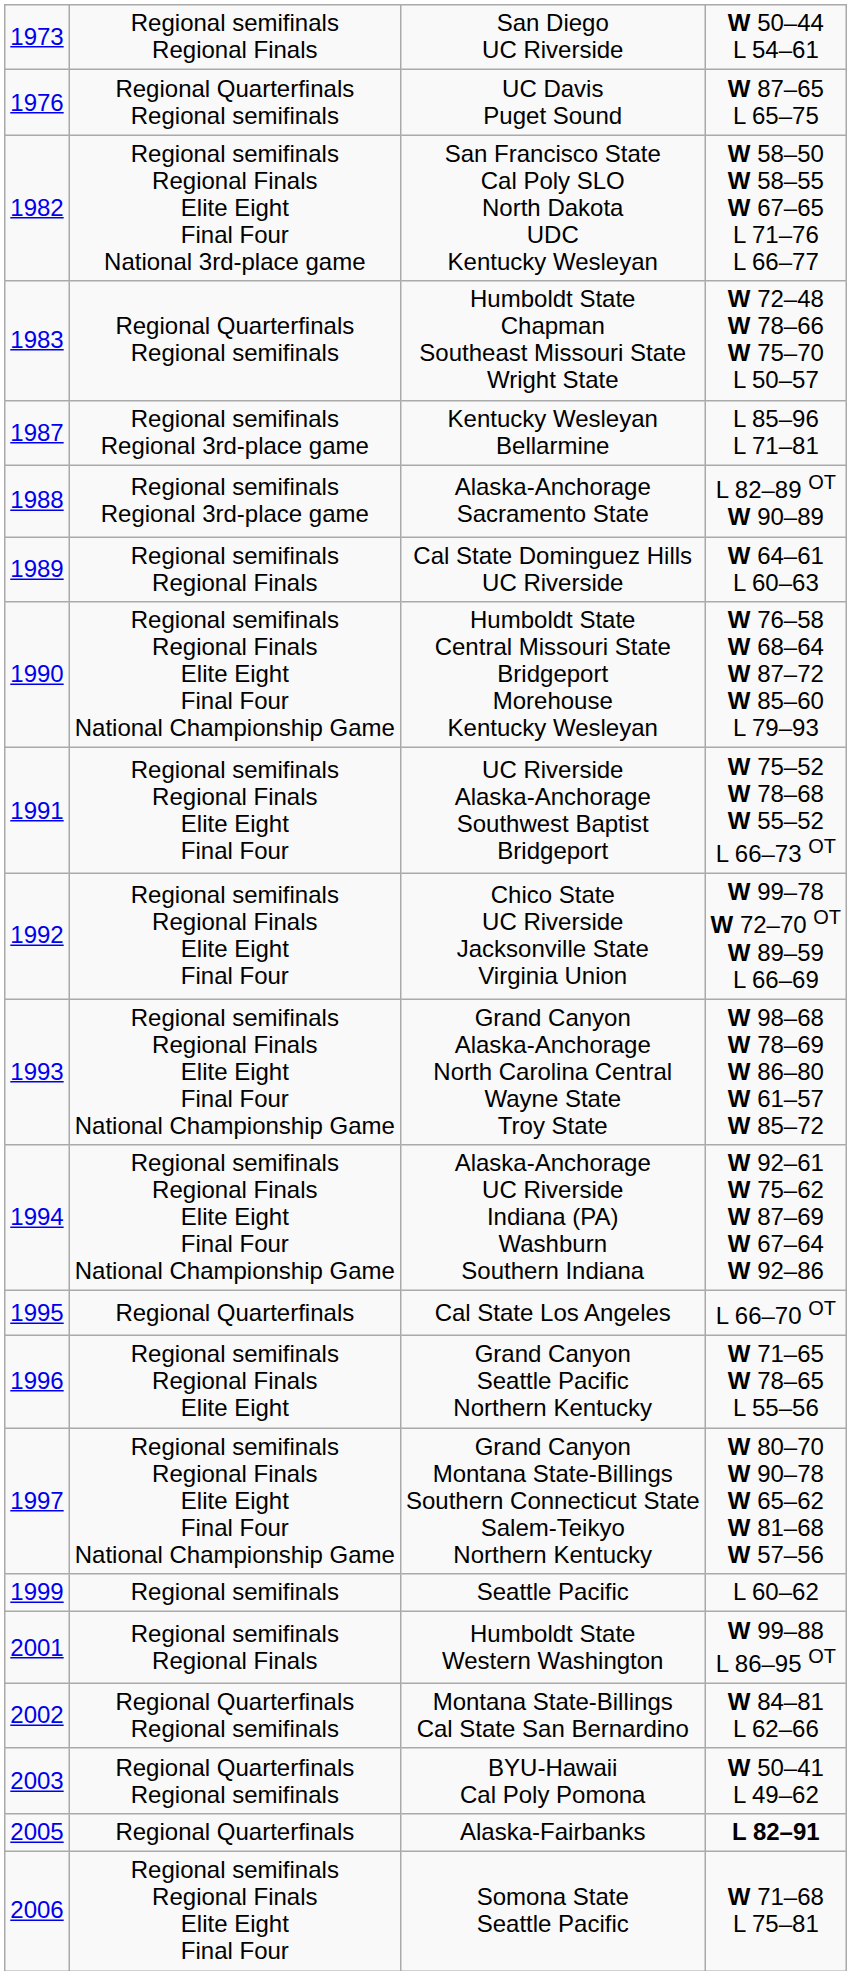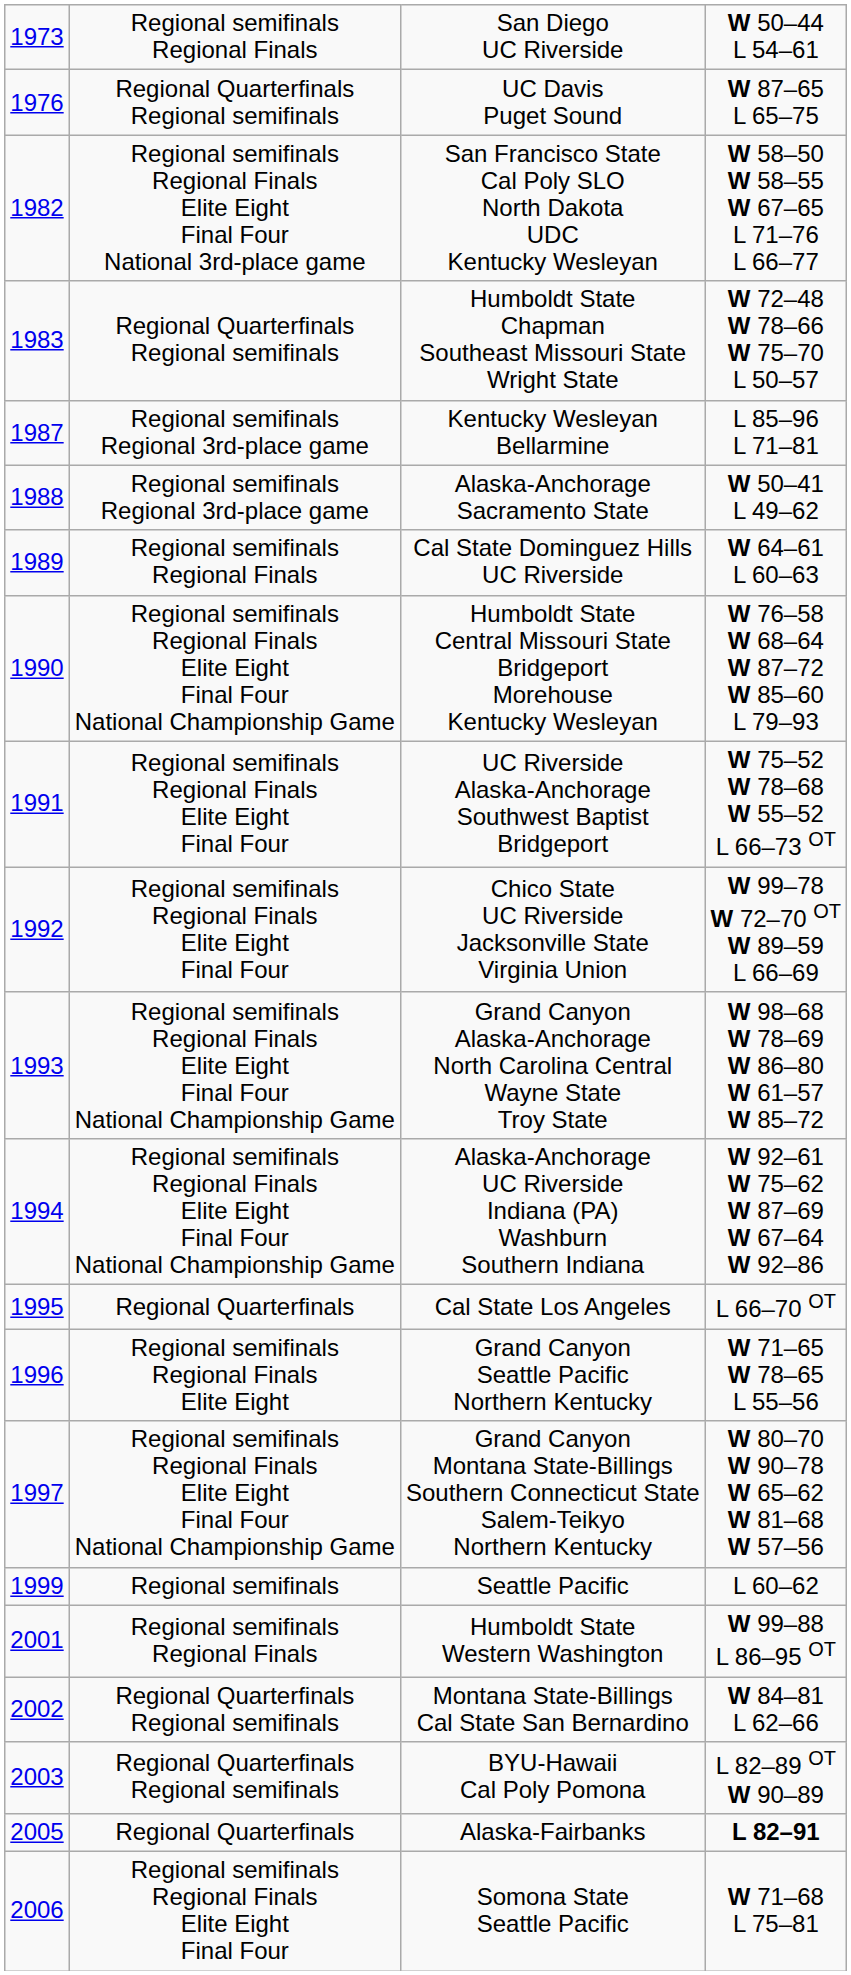(776, 500) L 82–89 OT W 90–89 -> (776, 497) W 50–41 L 49–62
(776, 1780) W 50–41 L 49–62 -> (776, 1777) L 82–89 OT W 90–89
